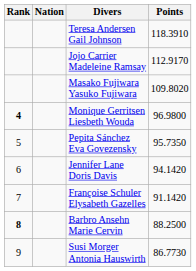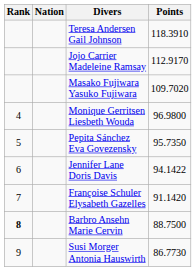(170, 88) 109.8020 -> (170, 88) 109.7020
(18, 116) bold -> (18, 116) normal
(170, 170) 94.1420 -> (170, 170) 94.1422
(170, 225) 88.2500 -> (170, 225) 88.7500
